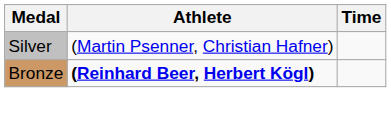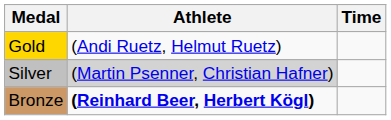+ row: (27, 45)
(202, 45) no background -> (202, 73) lightgrey background
